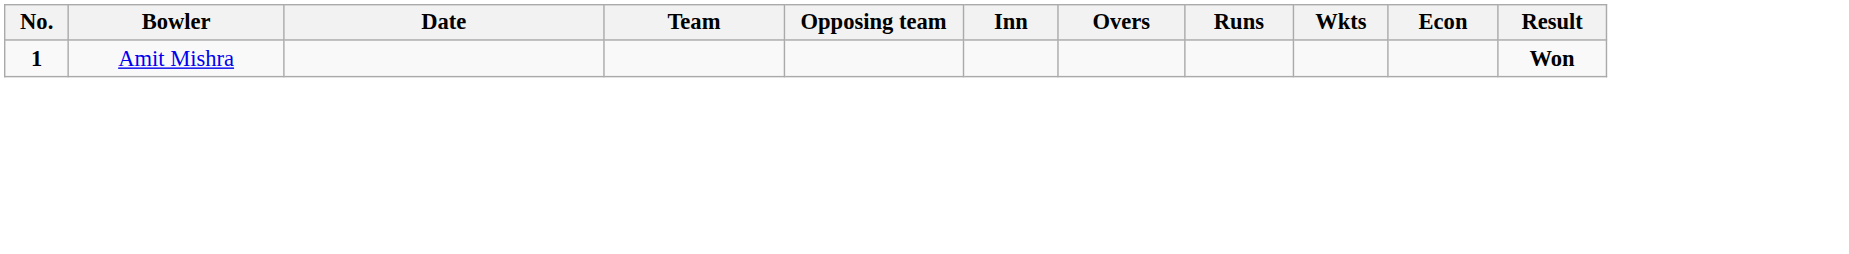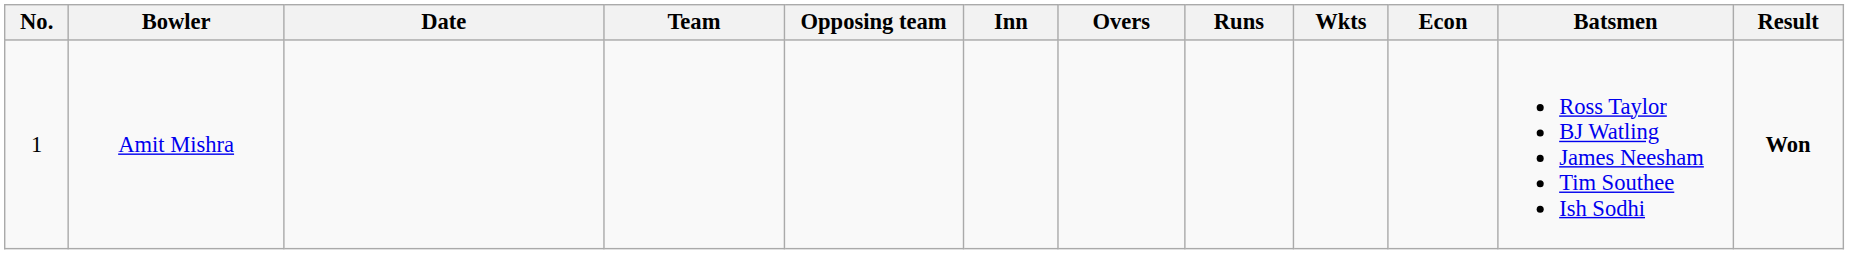+ column: (1616, 22)
(37, 58) bold -> (37, 144) normal
